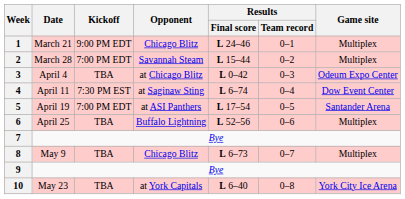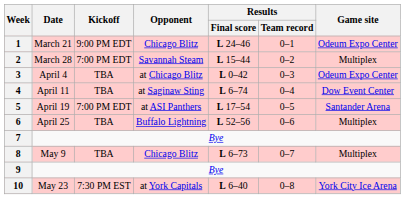(358, 43) Multiplex -> (358, 43) Odeum Expo Center
(104, 90) 7:30 PM EST -> (104, 90) TBA
(104, 185) TBA -> (104, 185) 7:30 PM EST
